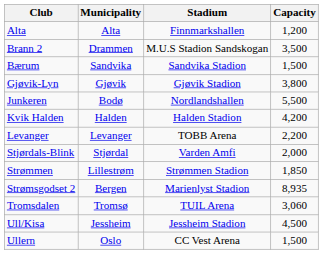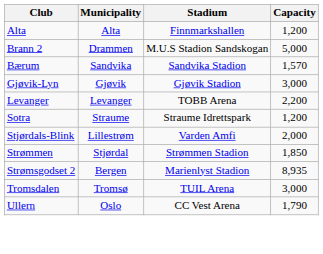(295, 48) 3,500 -> (295, 48) 5,000
(295, 65) 1,500 -> (295, 65) 1,570
(295, 83) 3,800 -> (295, 83) 3,000
- row: (27, 100)
- row: (35, 118)
+ row: (19, 118)
(111, 153) Stjørdal -> (111, 135) Lillestrøm
(111, 170) Lillestrøm -> (111, 153) Stjørdal
(295, 205) 3,060 -> (295, 188) 3,000
- row: (26, 223)
(295, 240) 1,500 -> (295, 205) 1,790
